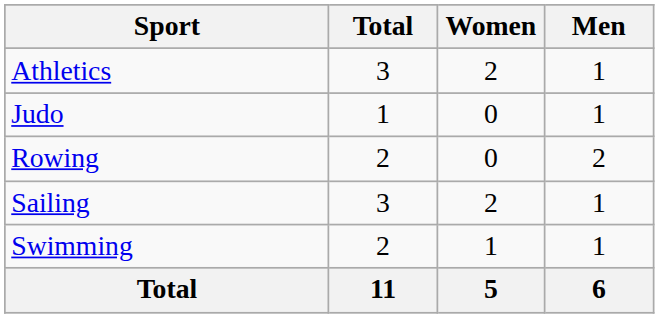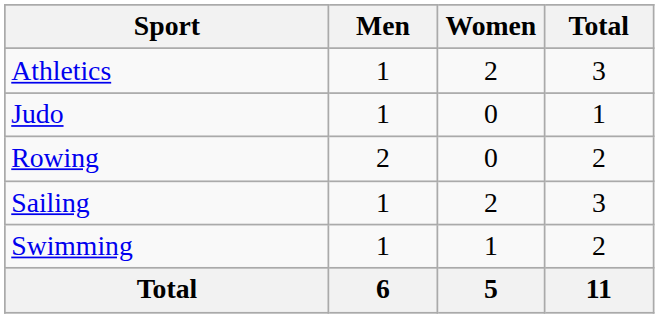columns swapped: (599, 26) <-> (383, 26)
